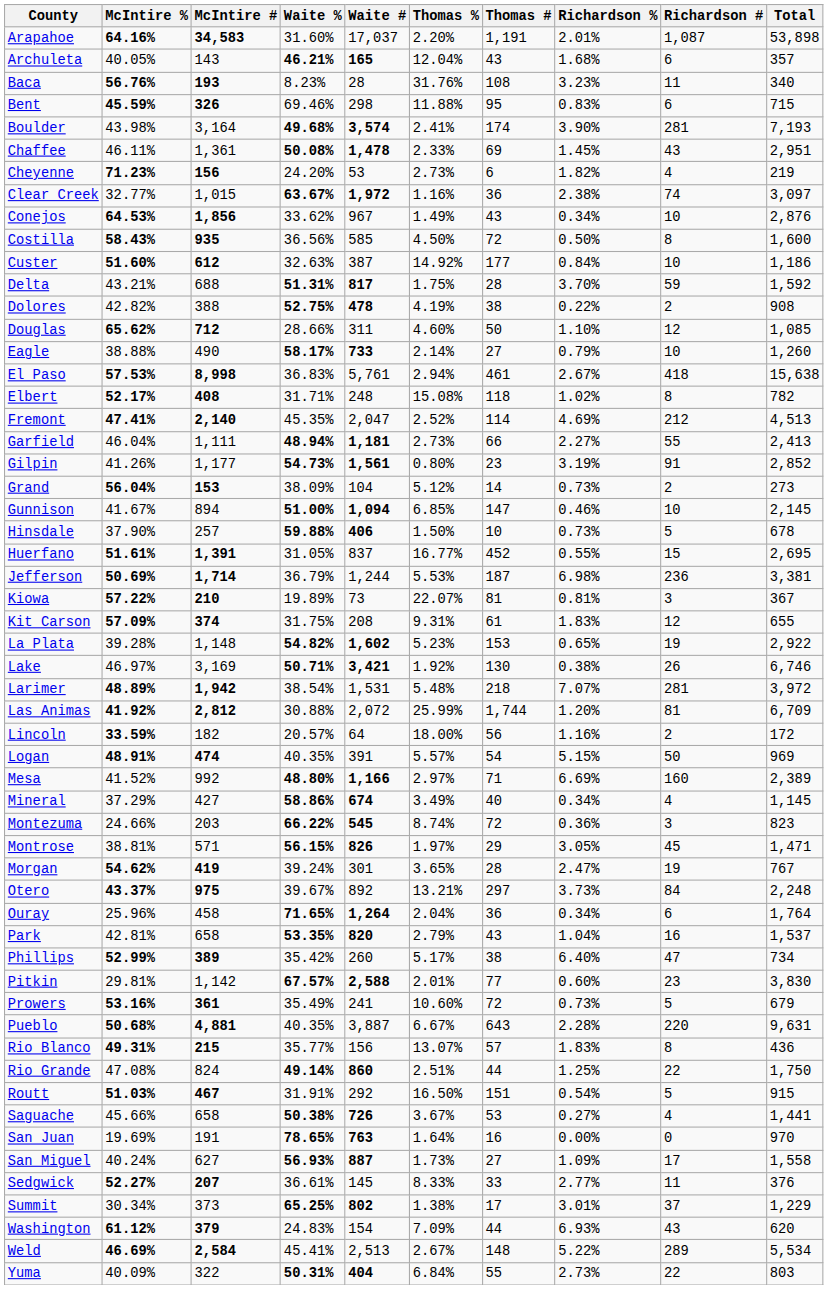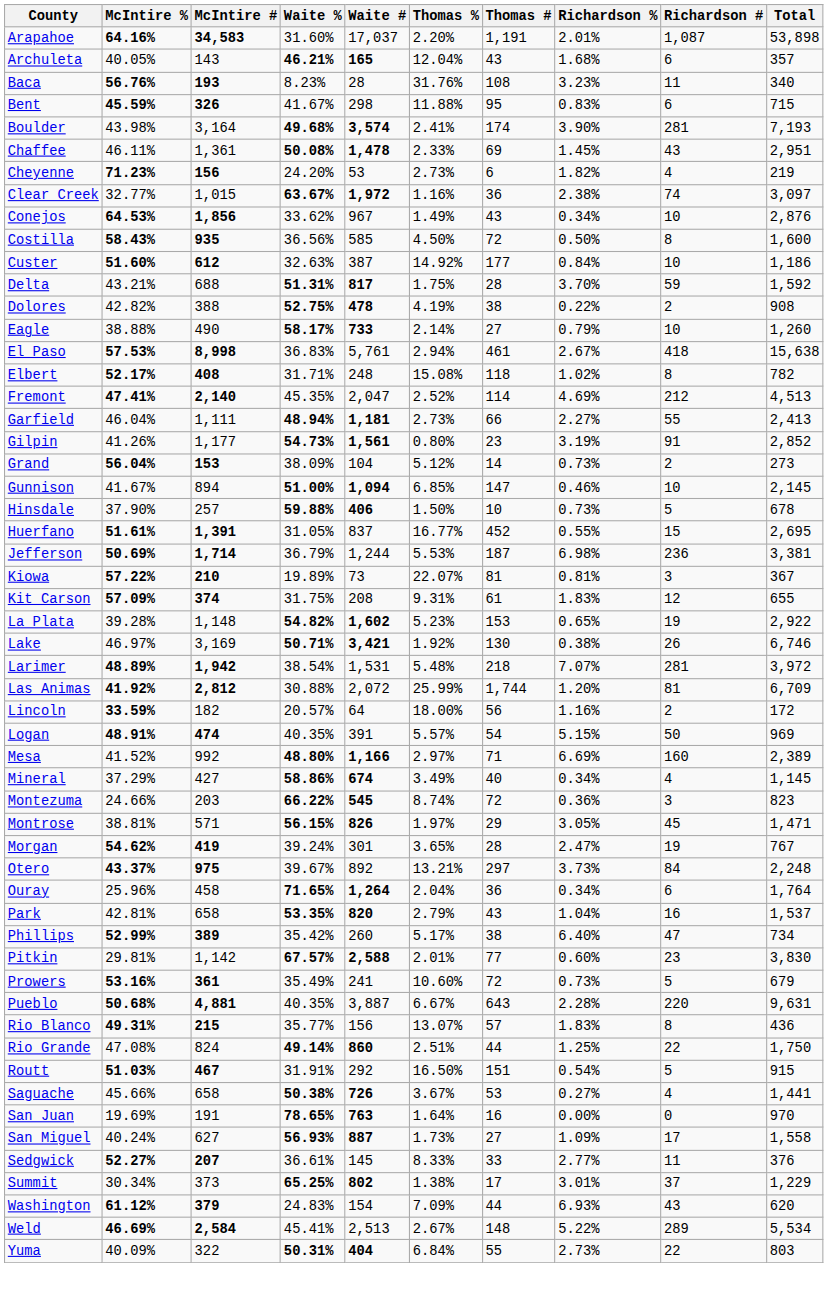(309, 106) 69.46% -> (309, 106) 41.67%
- row: (37, 330)
